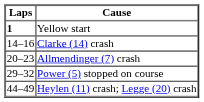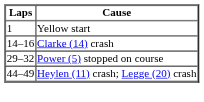(10, 28) bold -> (10, 28) normal
- row: (89, 58)
